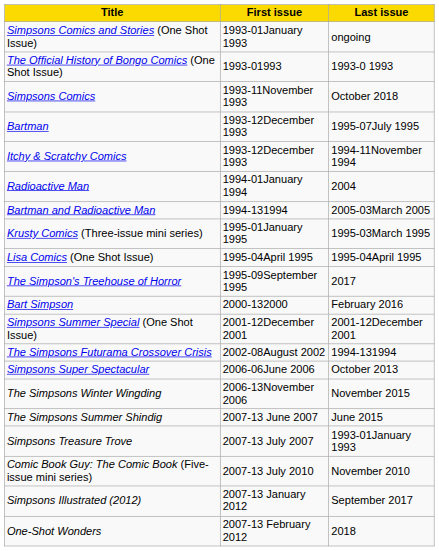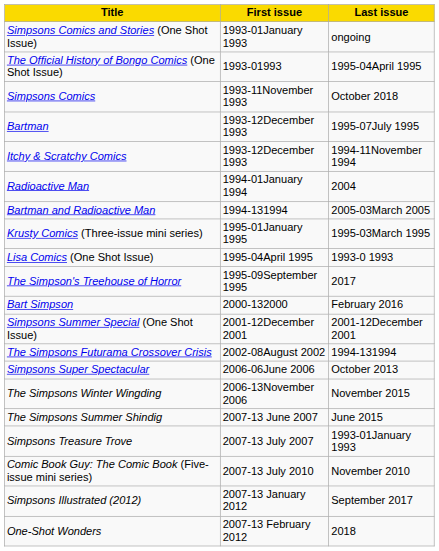(362, 66) 1993-0 1993 -> (376, 66) 1995-04April 1995
(376, 257) 1995-04April 1995 -> (362, 257) 1993-0 1993
